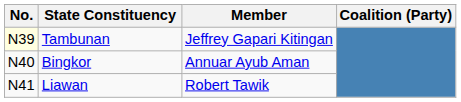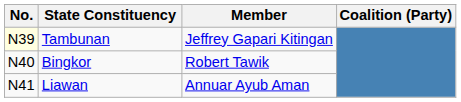(247, 62) Annuar Ayub Aman -> (227, 62) Robert Tawik
(227, 85) Robert Tawik -> (247, 85) Annuar Ayub Aman
